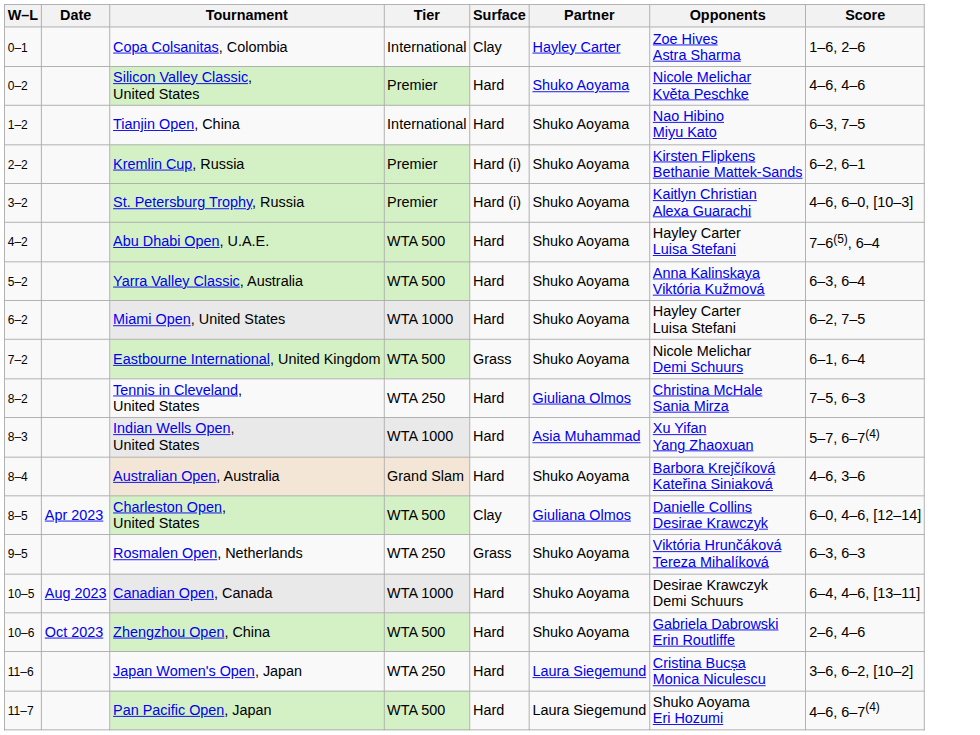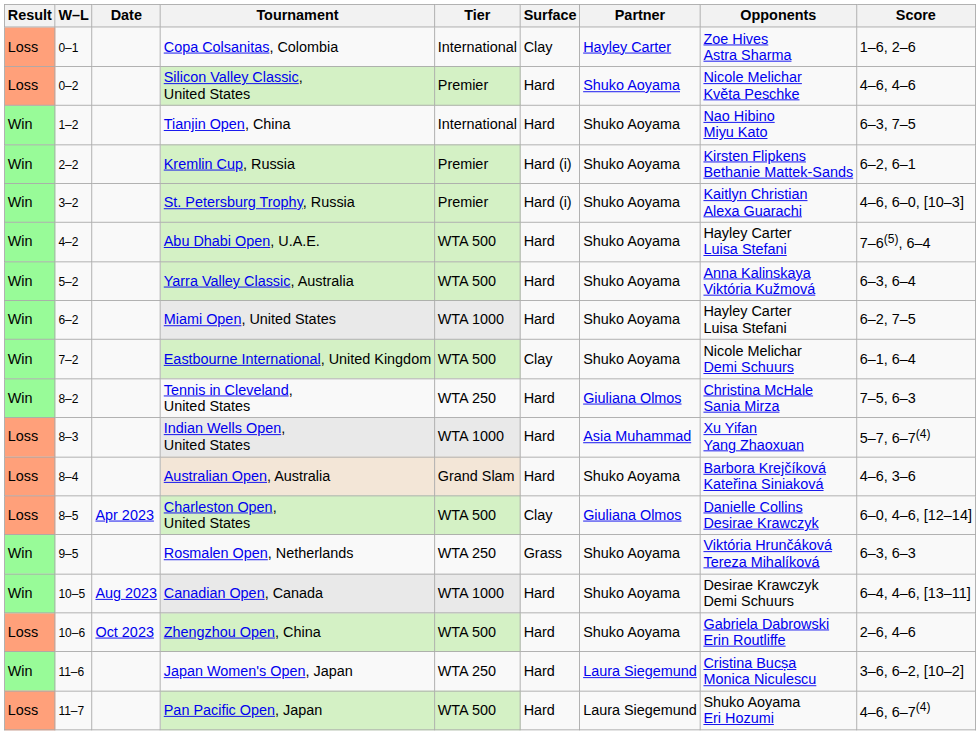+ column: (30, 15)
(492, 359) Grass -> (538, 359) Clay
